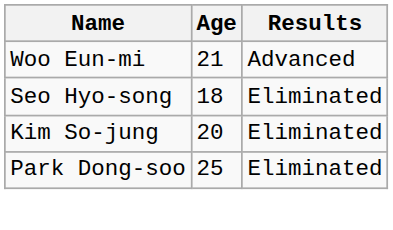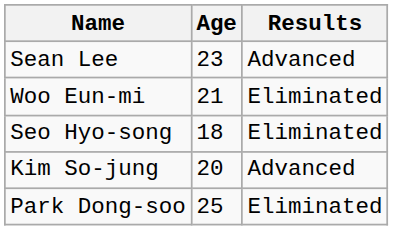+ row: (64, 60)
(302, 60) Advanced -> (315, 97) Eliminated
(315, 133) Eliminated -> (302, 170) Advanced
